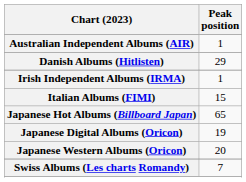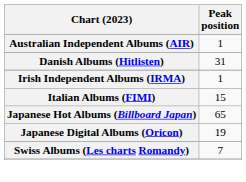(220, 61) 29 -> (220, 61) 31
- row: (102, 150)
